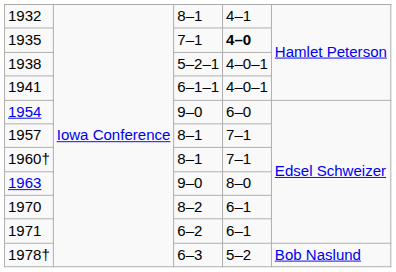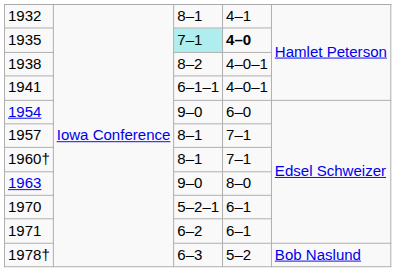(190, 40) no background -> (190, 40) paleturquoise background
(198, 64) 5–2–1 -> (190, 64) 8–2
(190, 207) 8–2 -> (198, 207) 5–2–1
